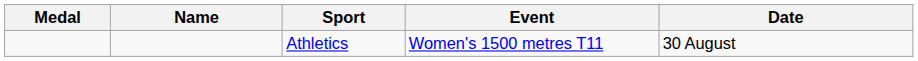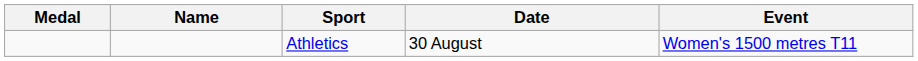columns swapped: (532, 18) <-> (786, 18)
